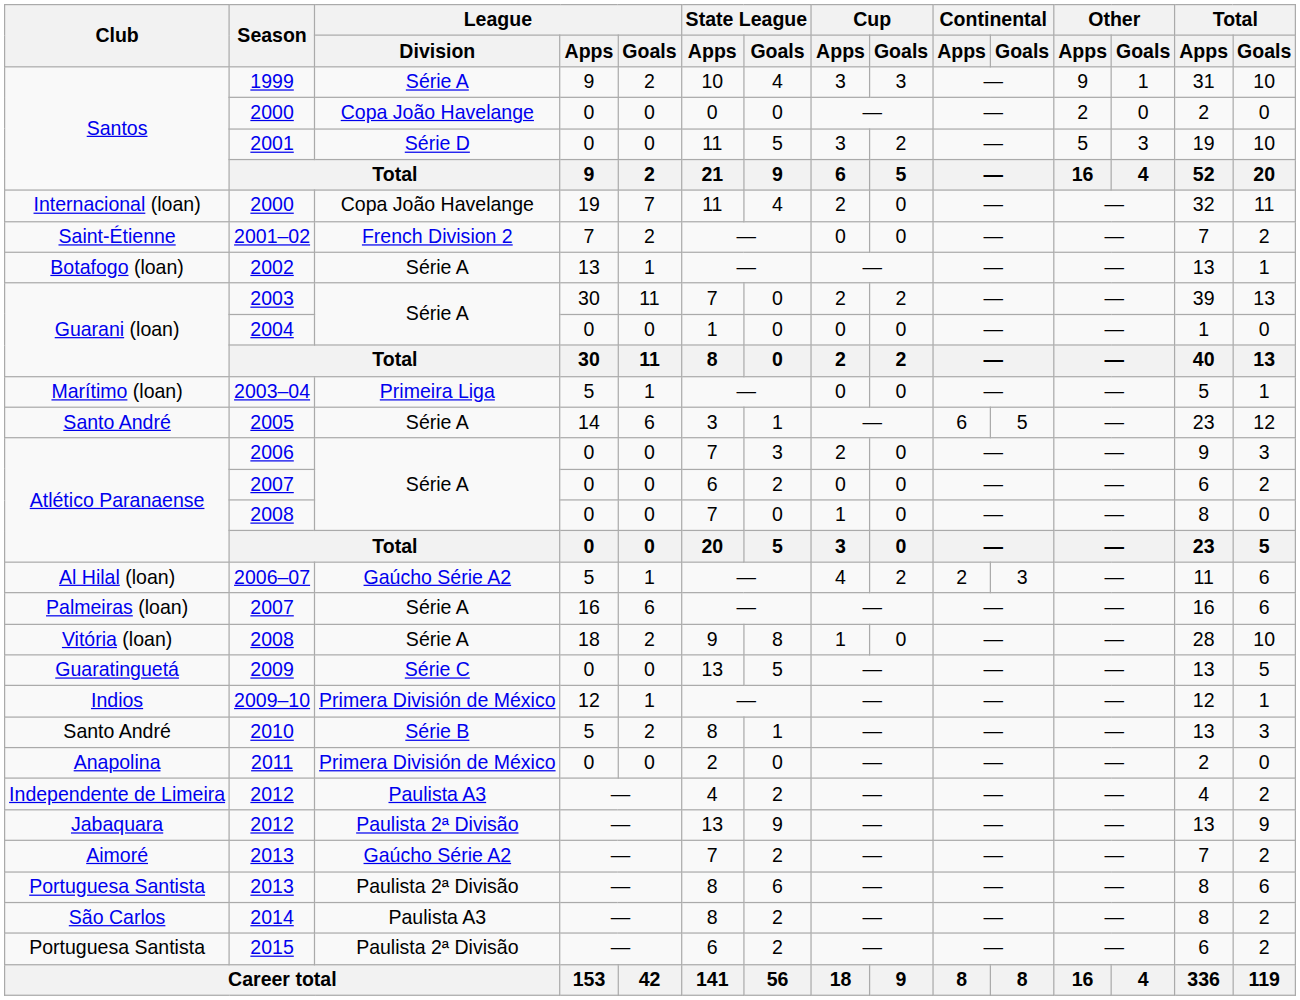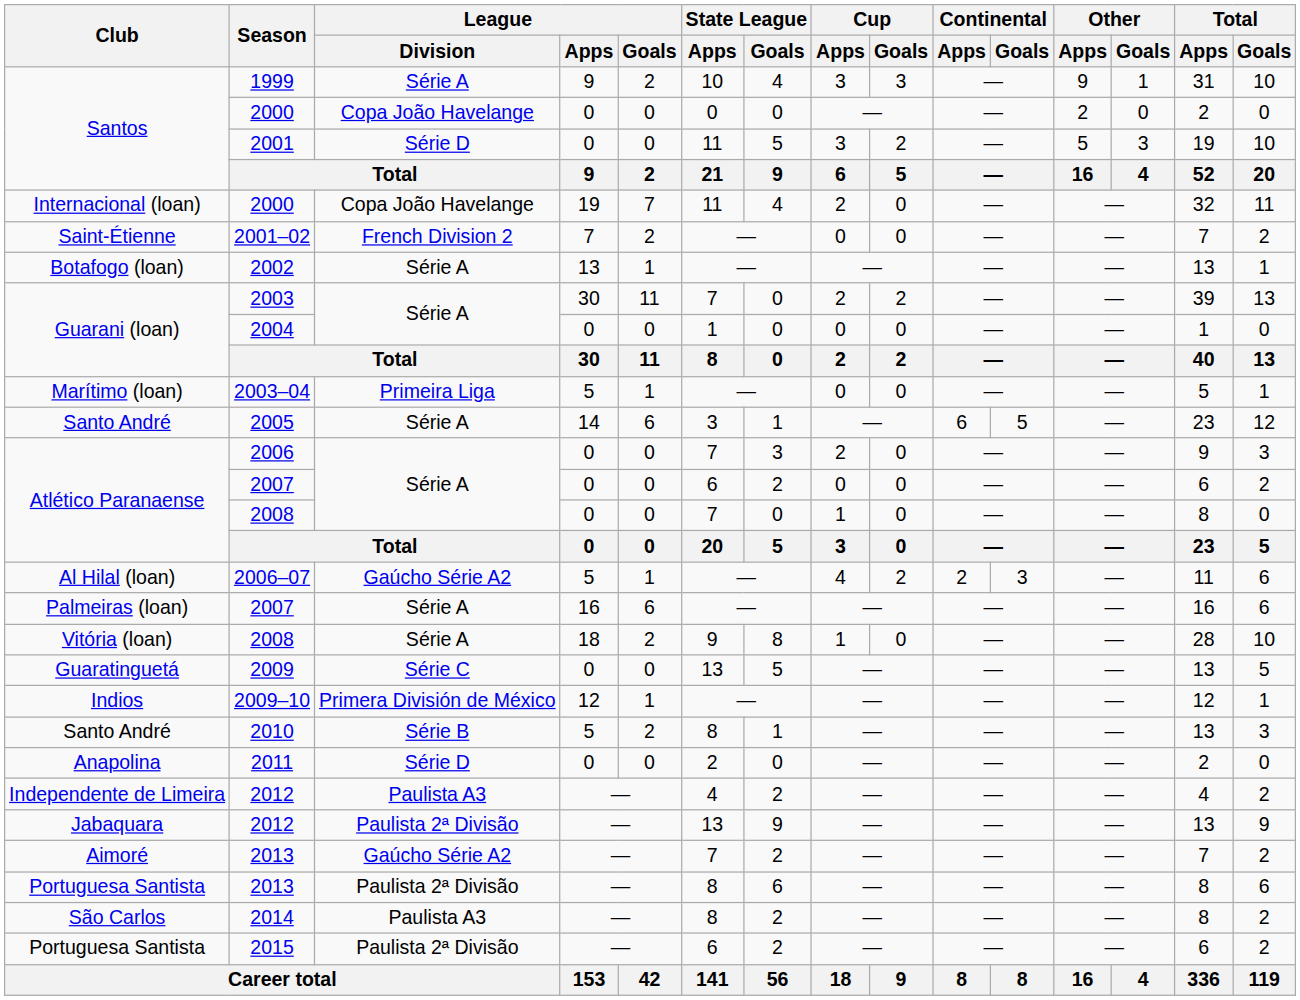(437, 762) Primera División de México -> (437, 762) Série D
